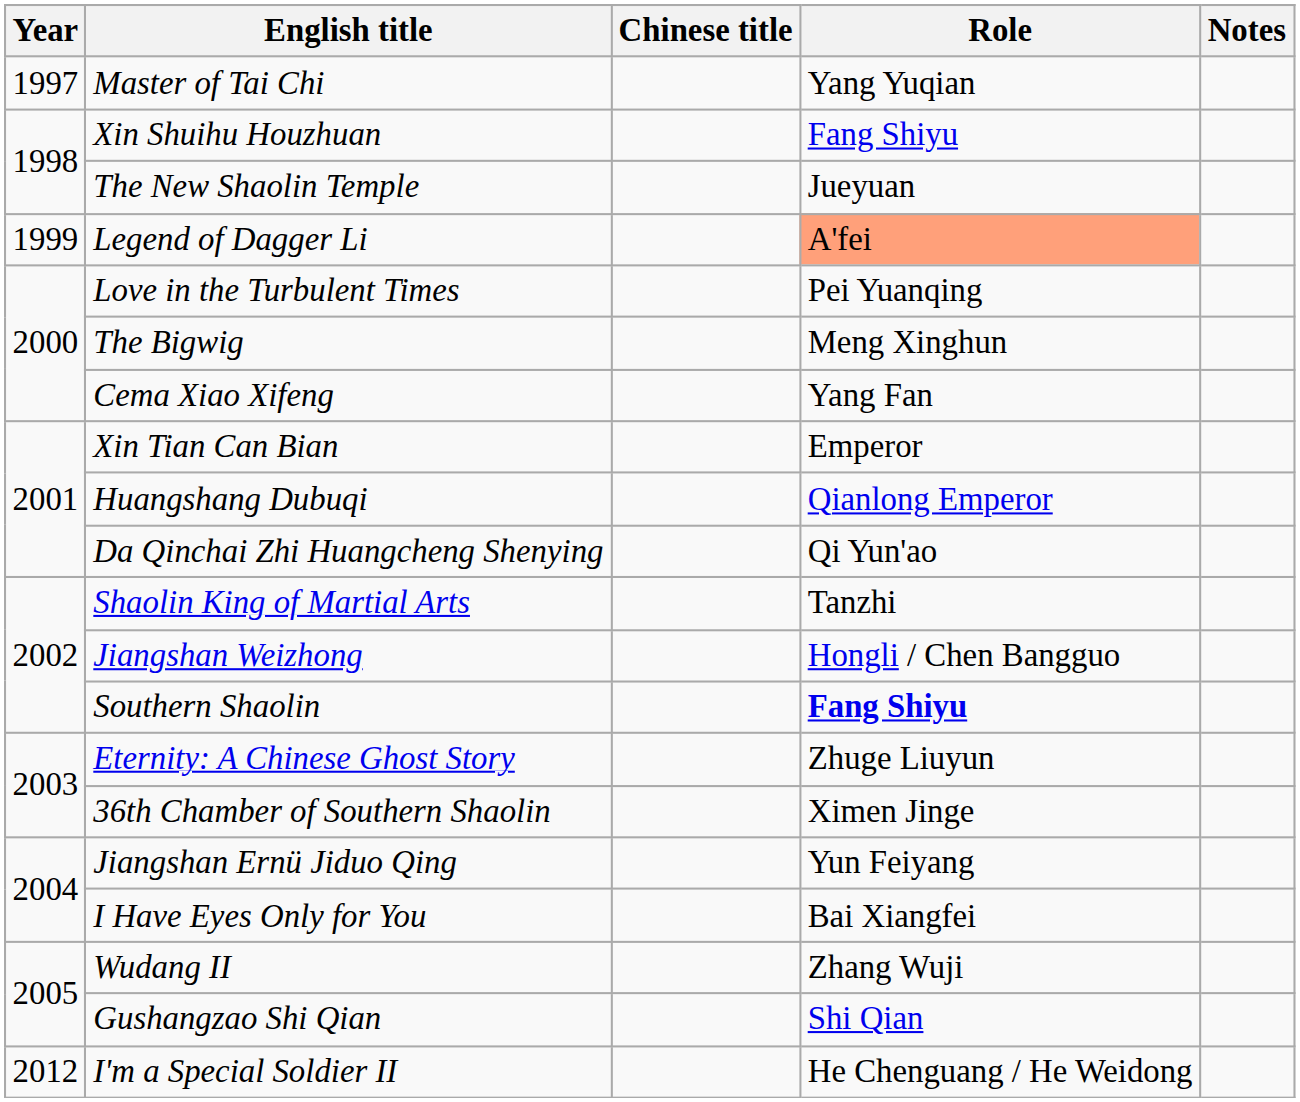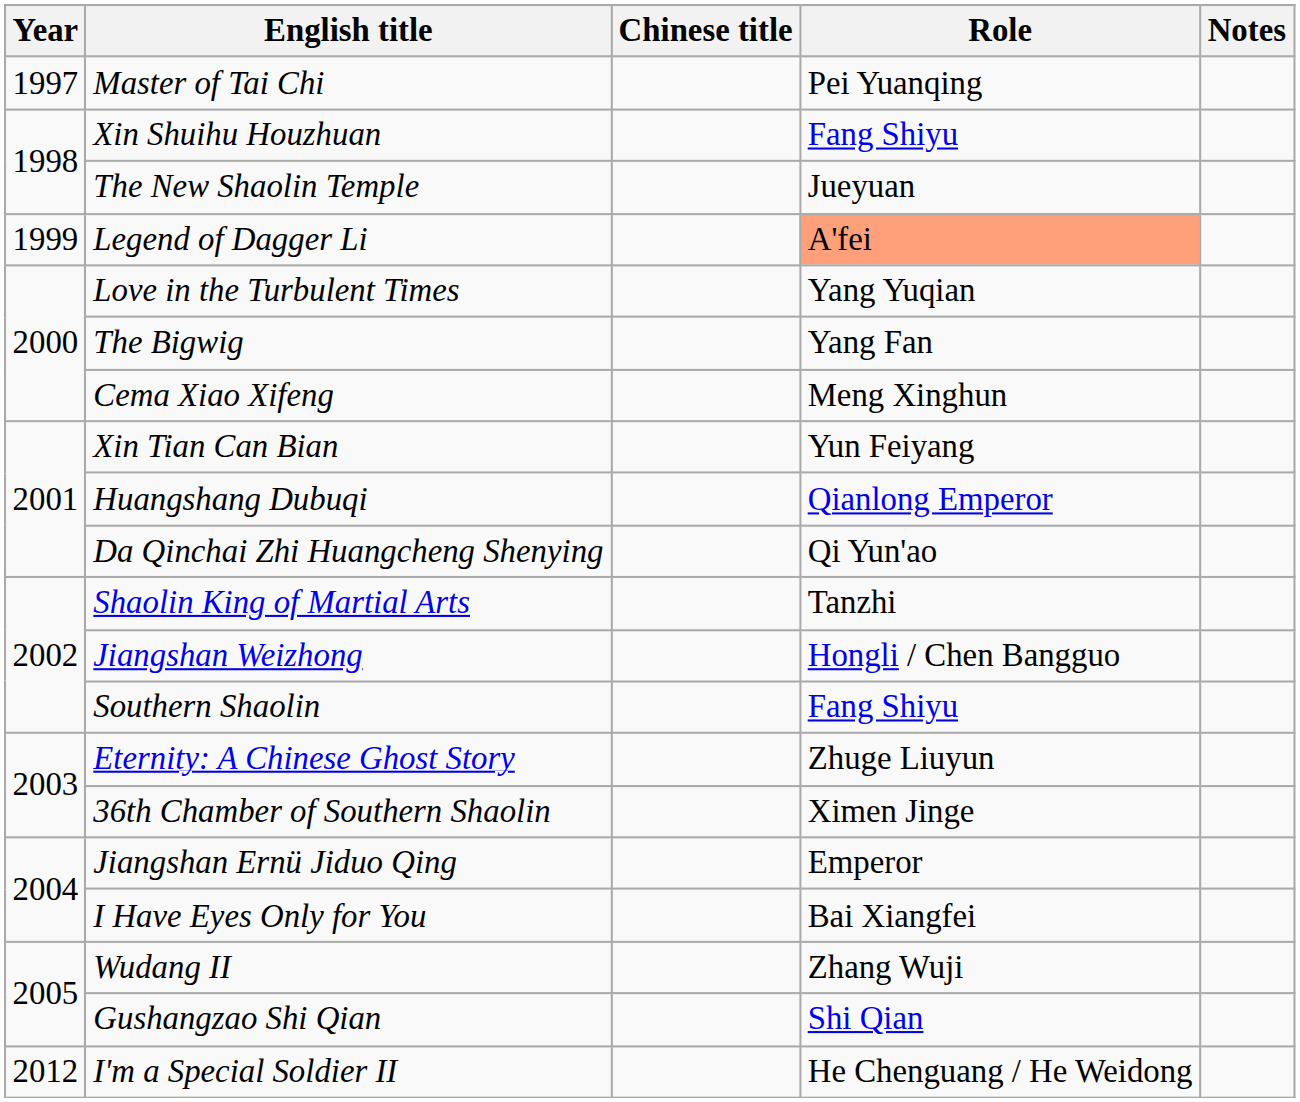(892, 82) Yang Yuqian -> (895, 82) Pei Yuanqing
(895, 290) Pei Yuanqing -> (892, 290) Yang Yuqian
(907, 342) Meng Xinghun -> (870, 342) Yang Fan
(870, 394) Yang Fan -> (907, 394) Meng Xinghun
(865, 446) Emperor -> (891, 446) Yun Feiyang
(887, 706) bold -> (883, 706) normal
(891, 862) Yun Feiyang -> (865, 862) Emperor
